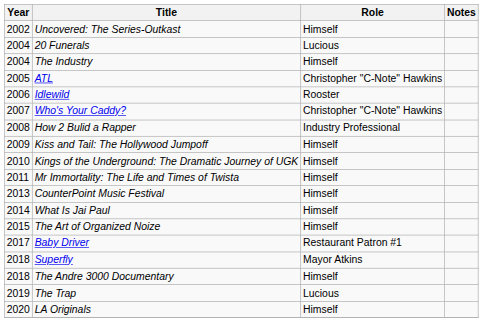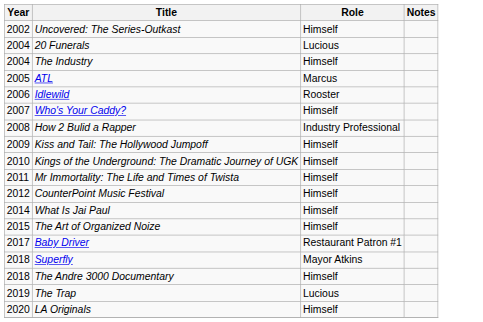(373, 78) Christopher "C-Note" Hawkins -> (320, 78) Marcus
(373, 111) Christopher "C-Note" Hawkins -> (320, 111) Himself
(18, 194) 2013 -> (18, 194) 2012
